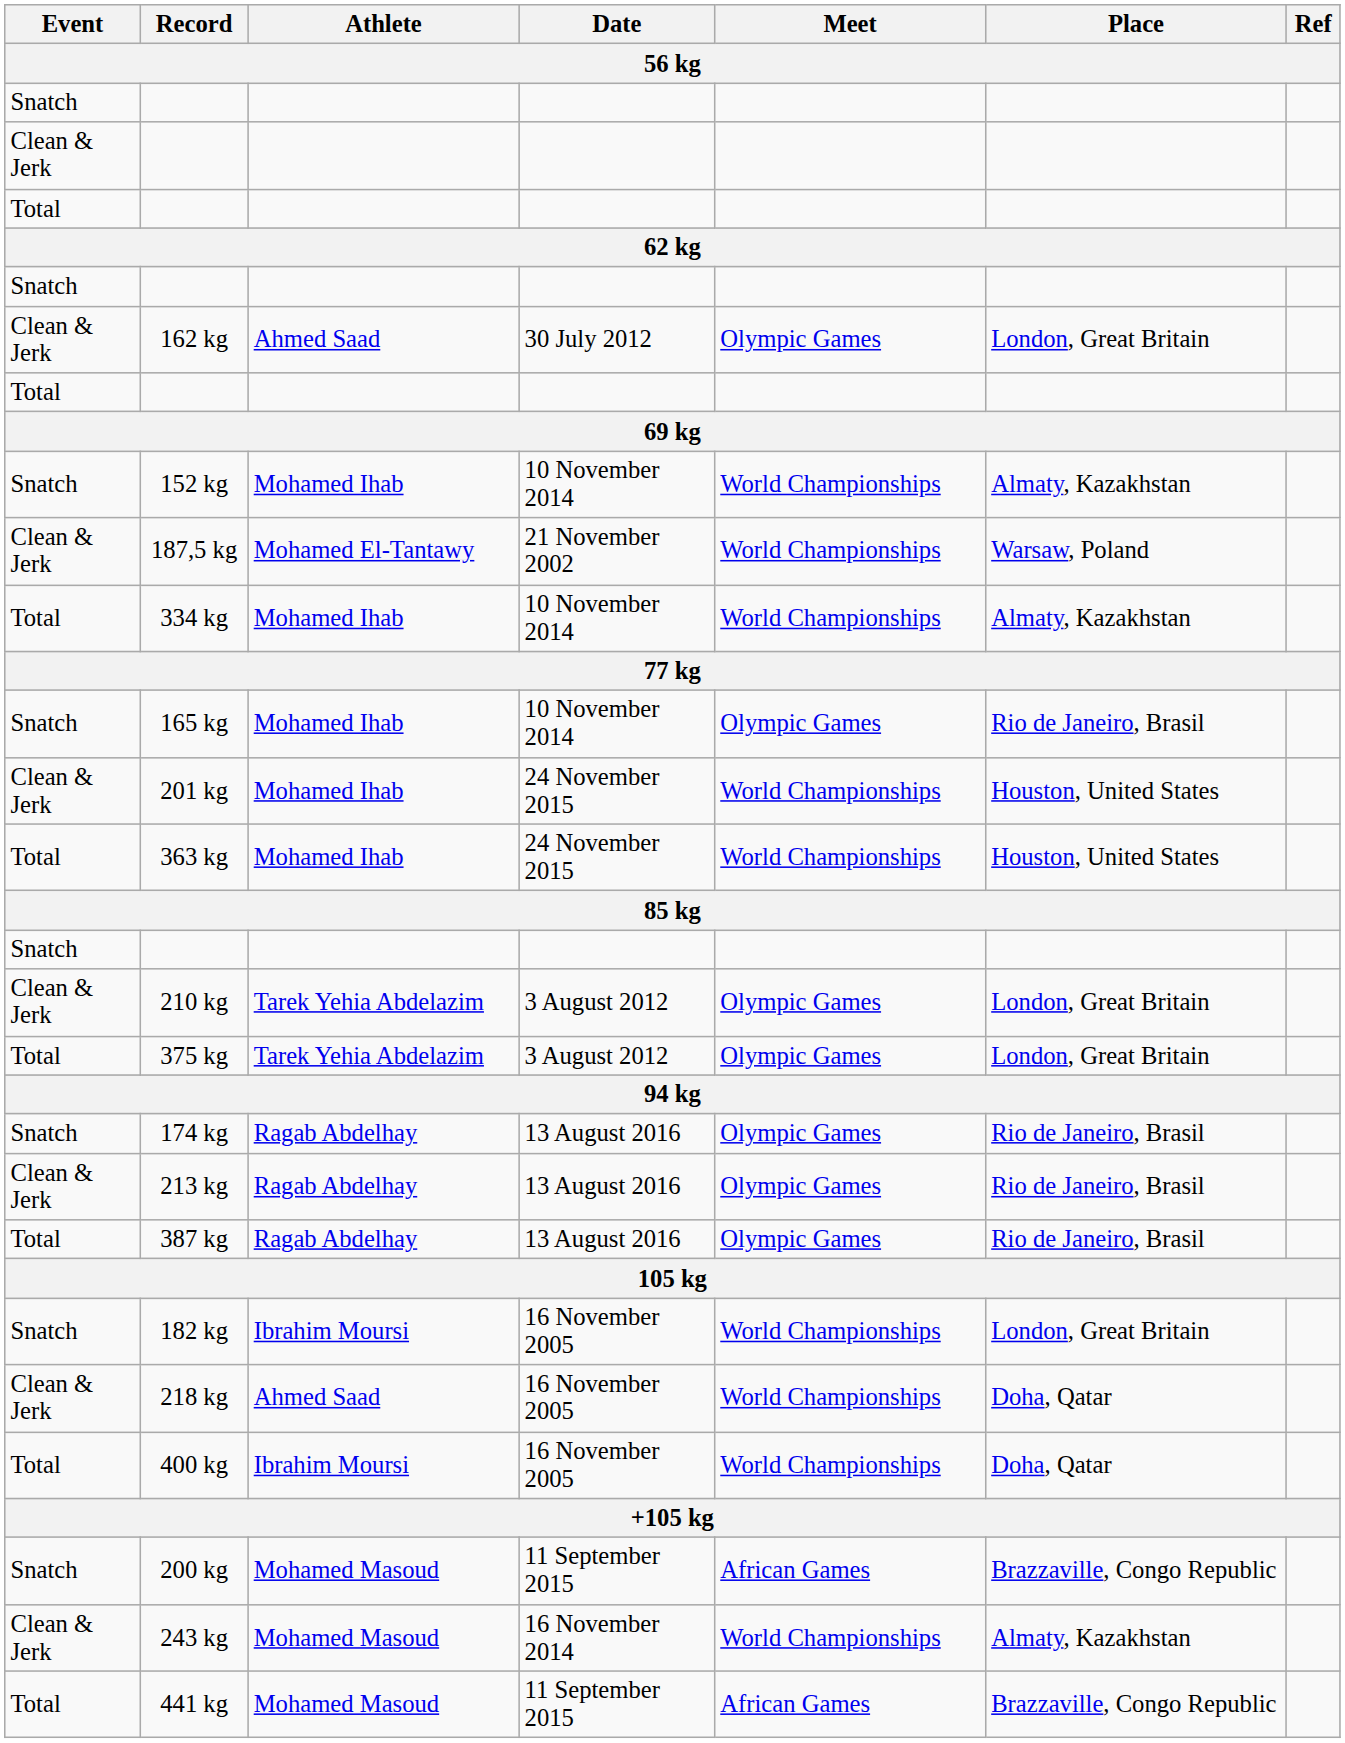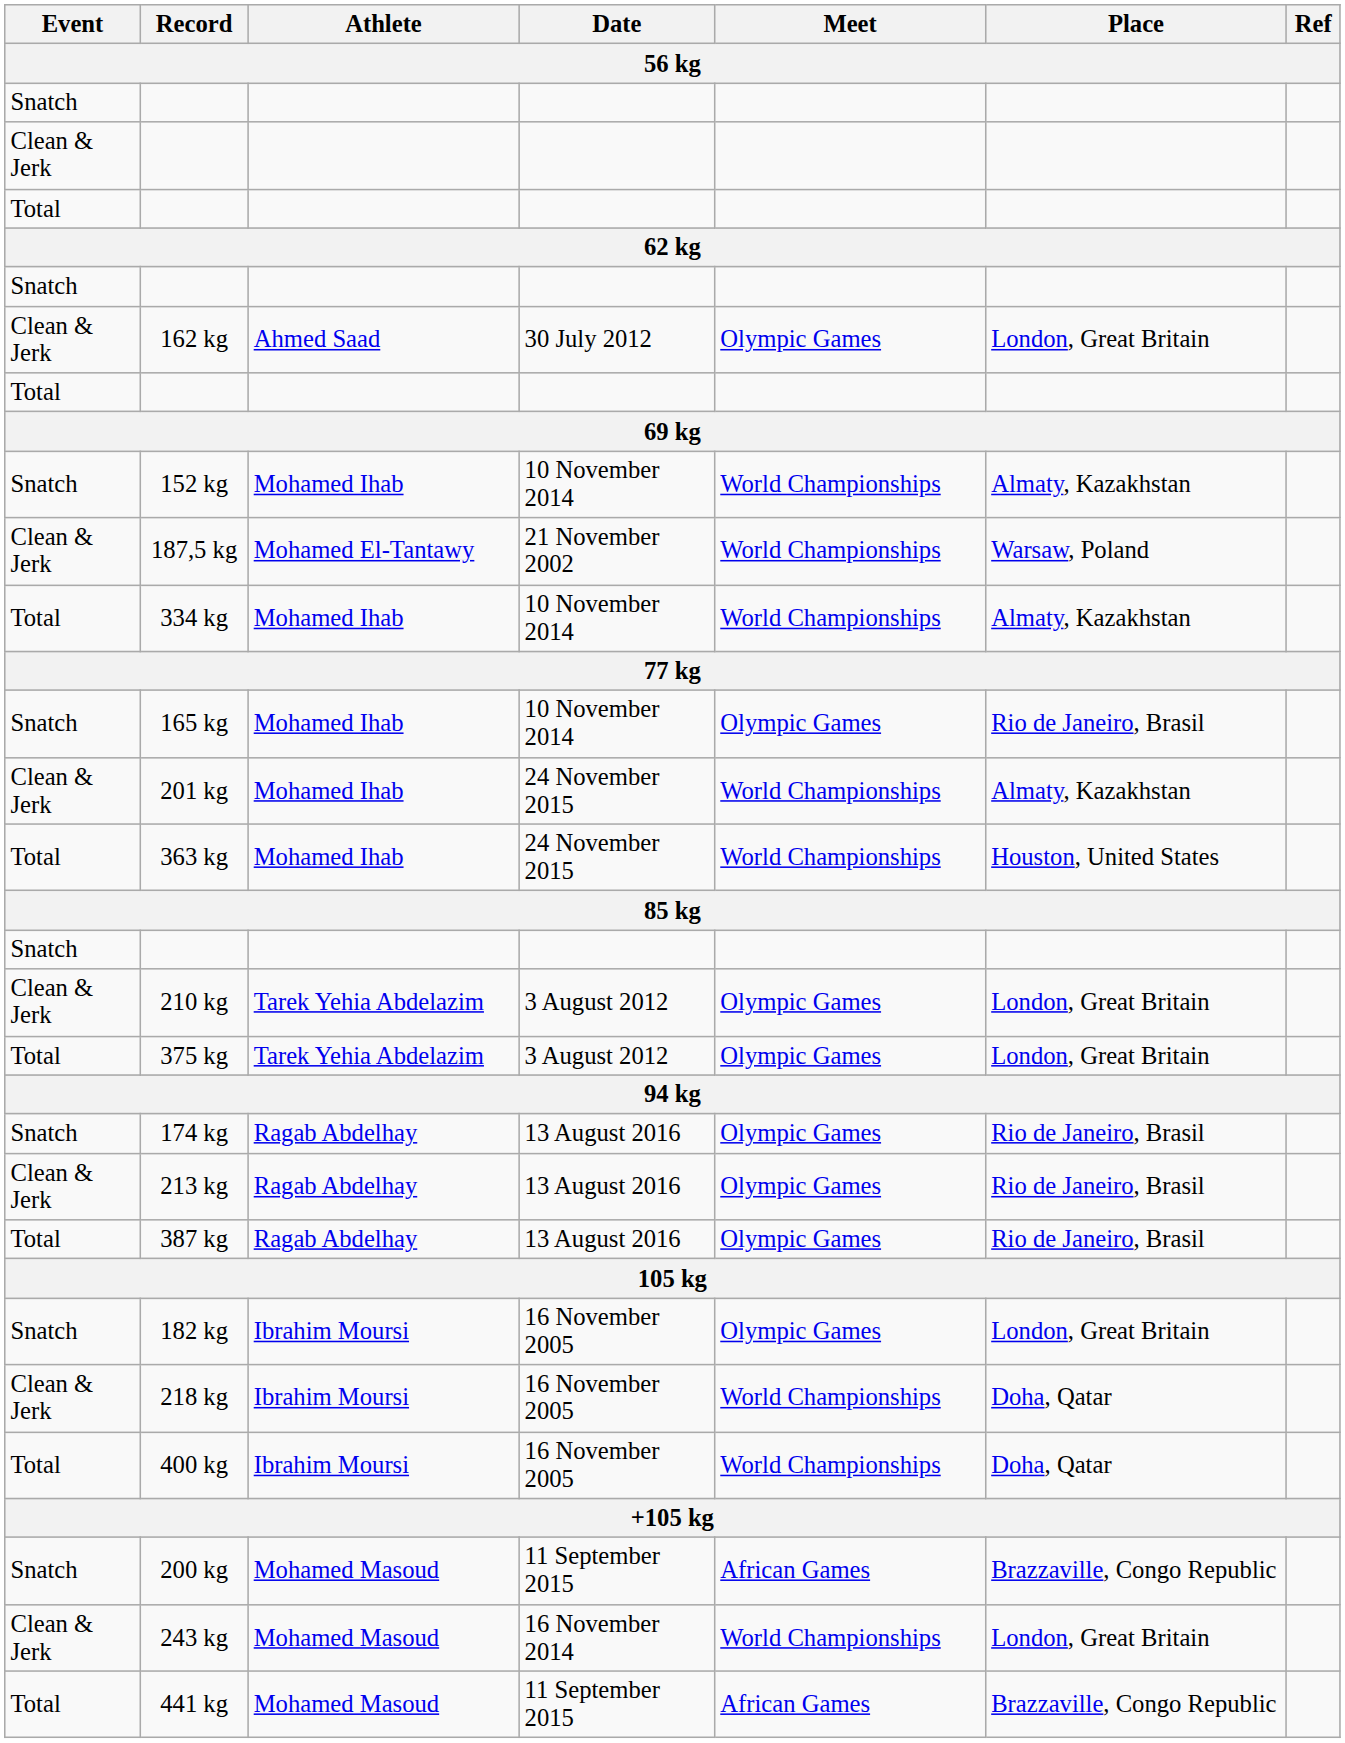(1105, 790) Houston, United States -> (1091, 790) Almaty, Kazakhstan
(830, 1331) World Championships -> (801, 1331) Olympic Games
(317, 1397) Ahmed Saad -> (331, 1397) Ibrahim Moursi
(1091, 1637) Almaty, Kazakhstan -> (1100, 1637) London, Great Britain
